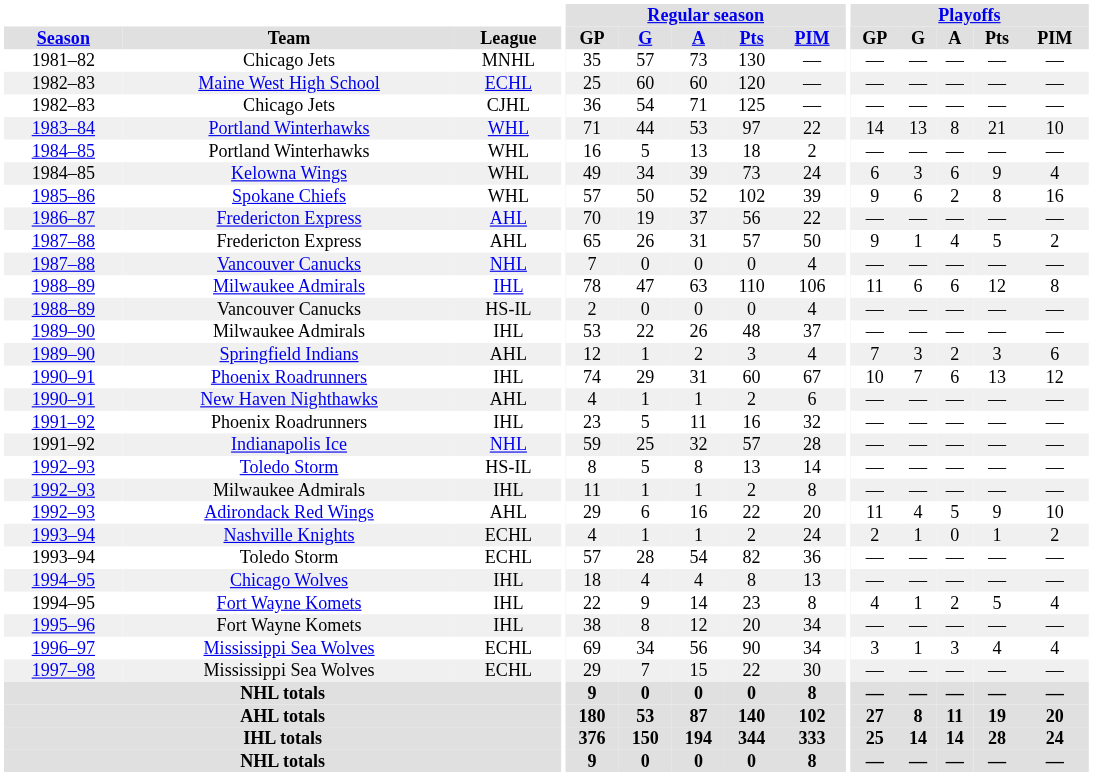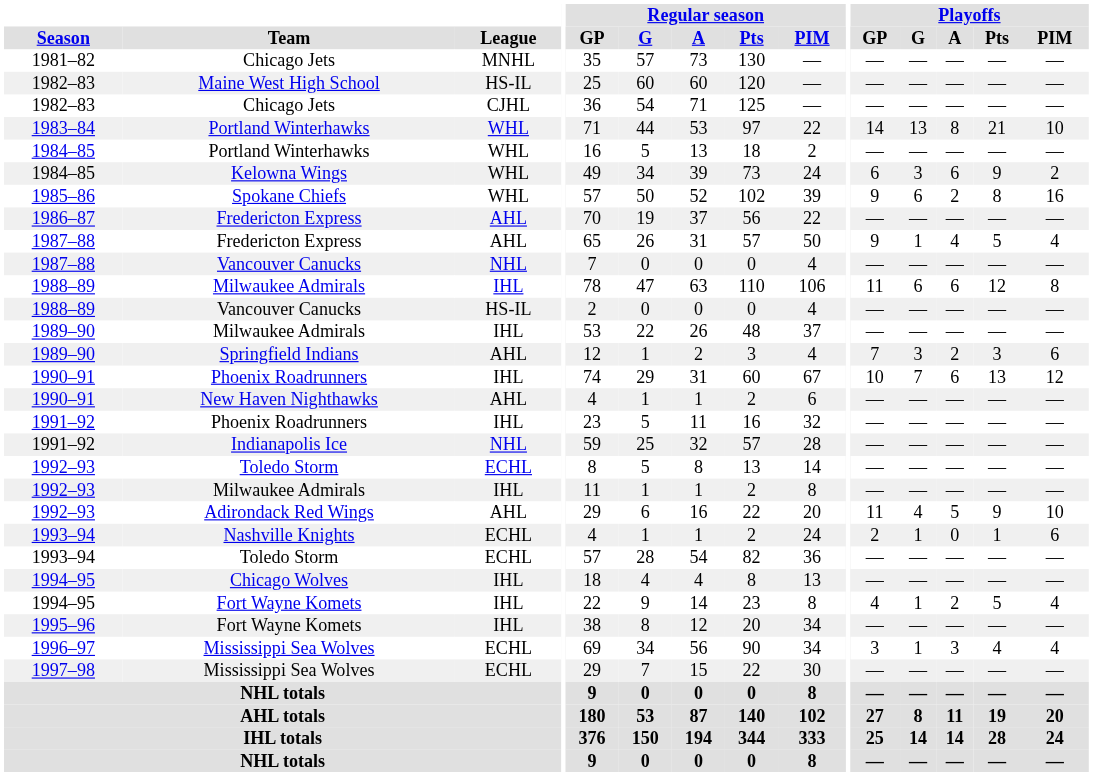(508, 83) ECHL -> (508, 83) HS-IL
(1055, 173) 4 -> (1055, 173) 2
(1055, 241) 2 -> (1055, 241) 4
(508, 467) HS-IL -> (508, 467) ECHL
(1055, 535) 2 -> (1055, 535) 6
